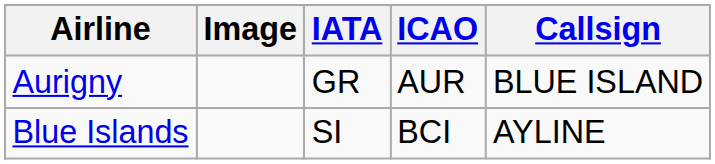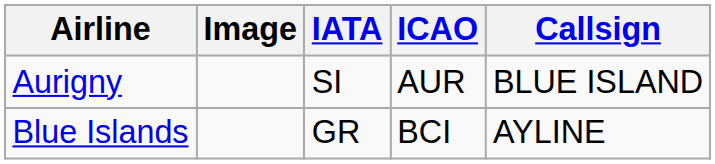(336, 81) GR -> (327, 81) SI
(327, 132) SI -> (336, 132) GR
